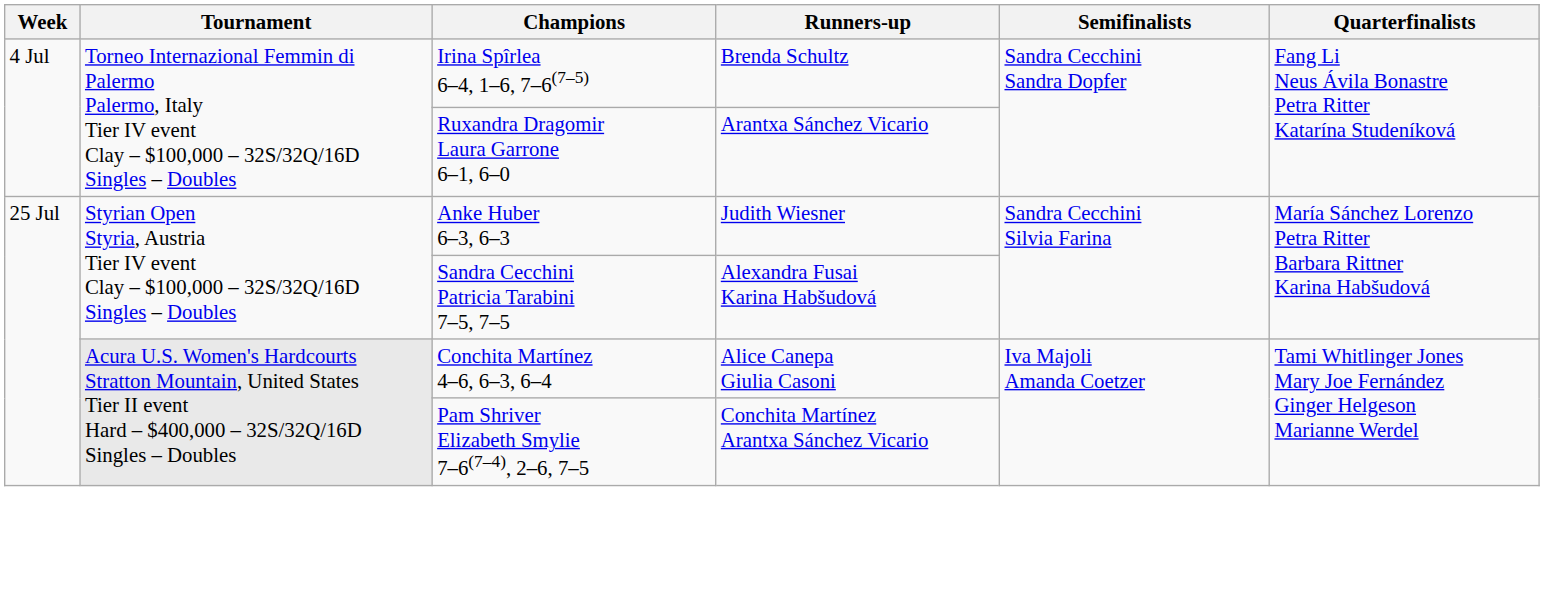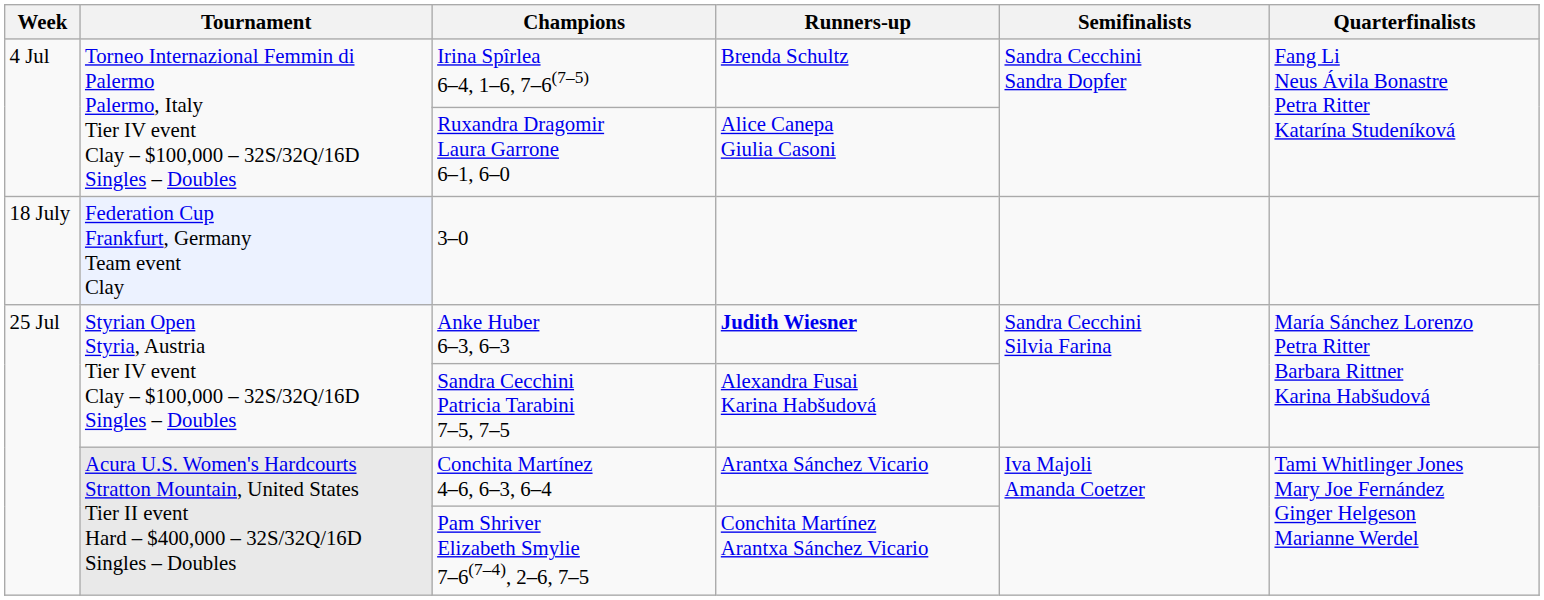(825, 124) Arantxa Sánchez Vicario -> (778, 136) Alice Canepa Giulia Casoni
+ row: (453, 238)
(783, 213) normal -> (789, 322) bold
(778, 368) Alice Canepa Giulia Casoni -> (825, 464) Arantxa Sánchez Vicario
